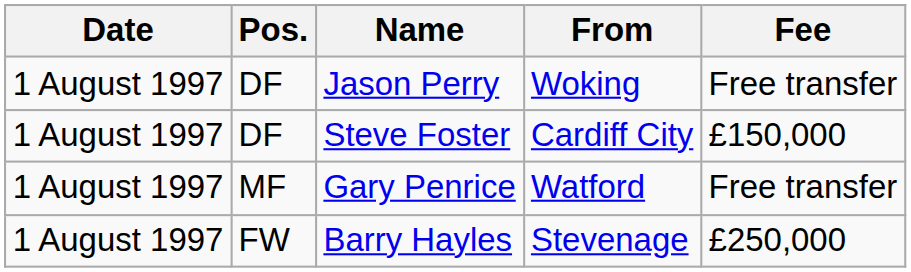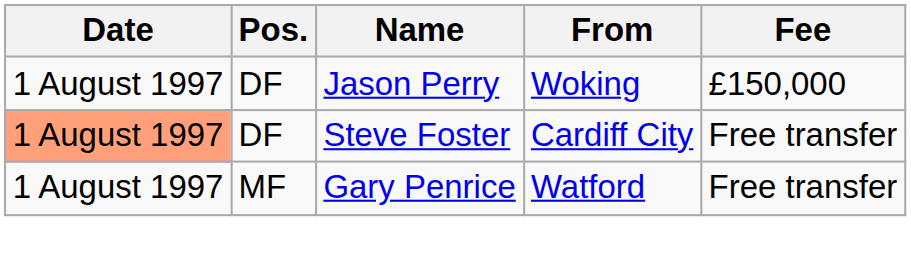(803, 82) Free transfer -> (777, 82) £150,000
(118, 135) no background -> (118, 135) lightsalmon background
(777, 135) £150,000 -> (803, 135) Free transfer
- row: (418, 239)
